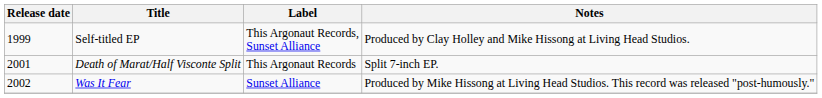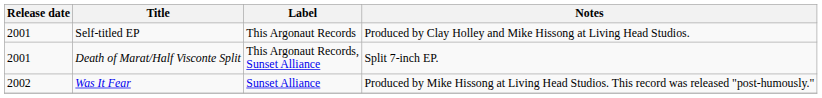(19, 39) 1999 -> (19, 32) 2001
(303, 39) This Argonaut Records, Sunset Alliance -> (301, 32) This Argonaut Records
(301, 64) This Argonaut Records -> (303, 58) This Argonaut Records, Sunset Alliance
